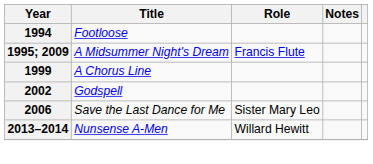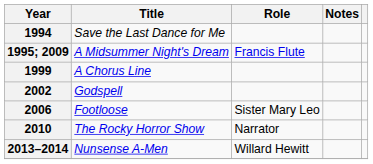(101, 33) Footloose -> (150, 33) Save the Last Dance for Me
(150, 110) Save the Last Dance for Me -> (101, 110) Footloose
+ row: (38, 129)
